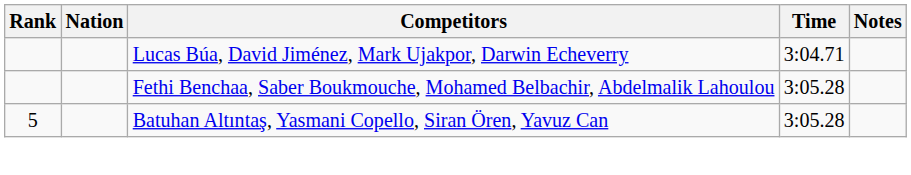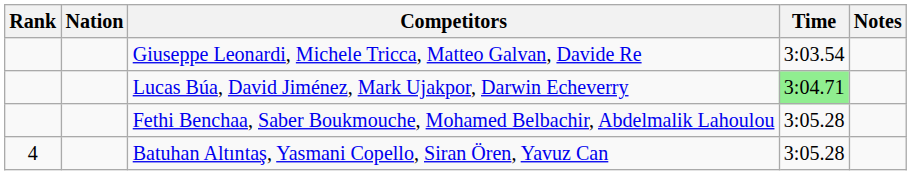+ row: (387, 54)
(814, 54) no background -> (814, 87) lightgreen background
(33, 120) 5 -> (33, 153) 4
